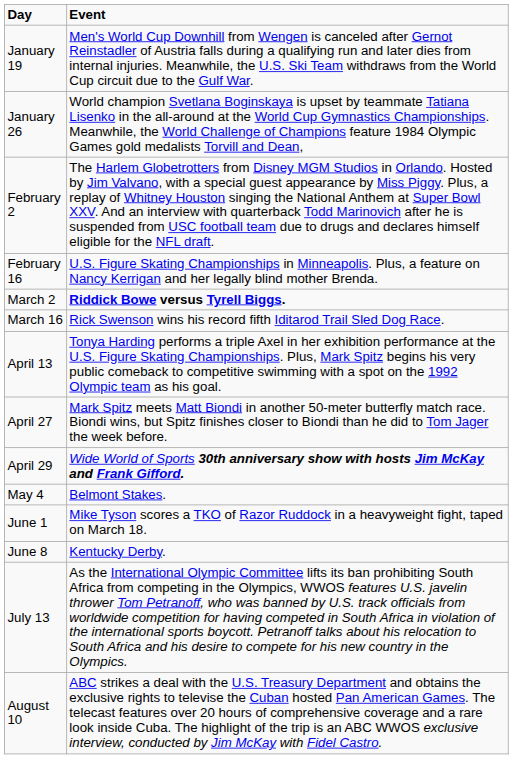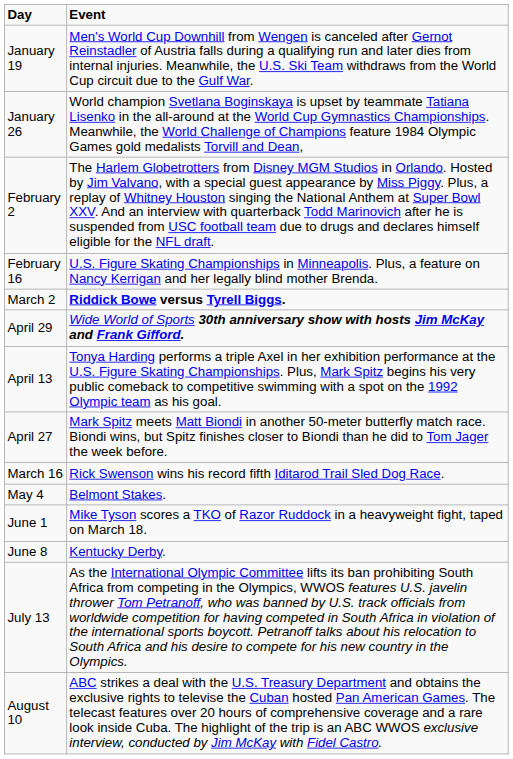rows swapped: (35, 320) <-> (30, 466)
